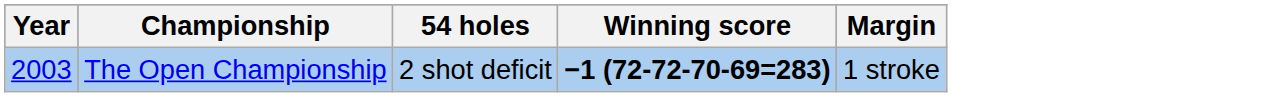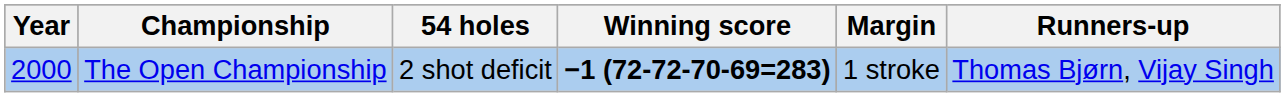+ column: (1113, 26)
(41, 69) 2003 -> (41, 69) 2000
